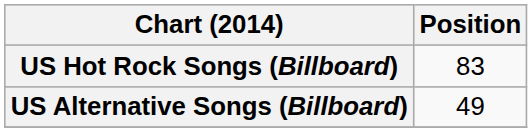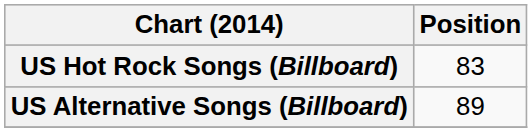(470, 106) 49 -> (470, 106) 89
